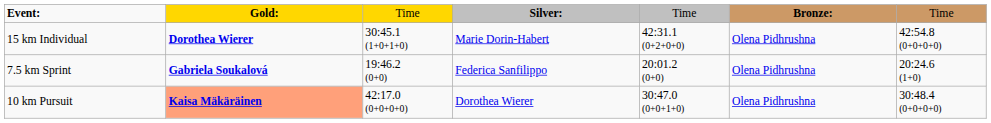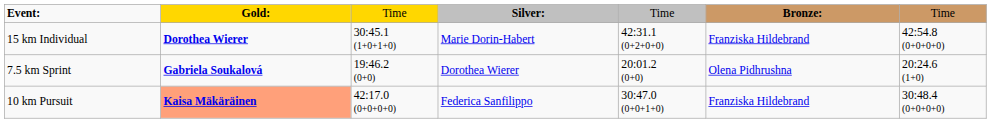(774, 38) Olena Pidhrushna -> (759, 38) Franziska Hildebrand
(501, 70) Federica Sanfilippo -> (480, 70) Dorothea Wierer
(494, 102) Dorothea Wierer -> (487, 102) Federica Sanfilippo
(774, 102) Olena Pidhrushna -> (759, 102) Franziska Hildebrand
